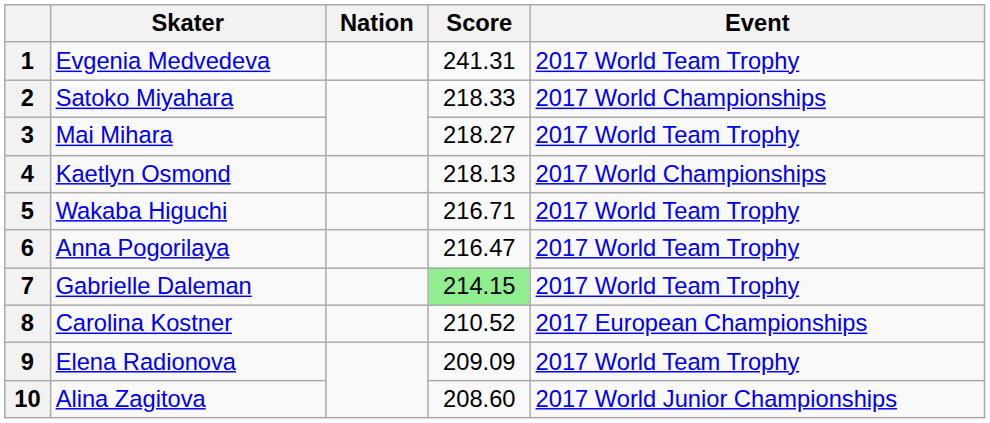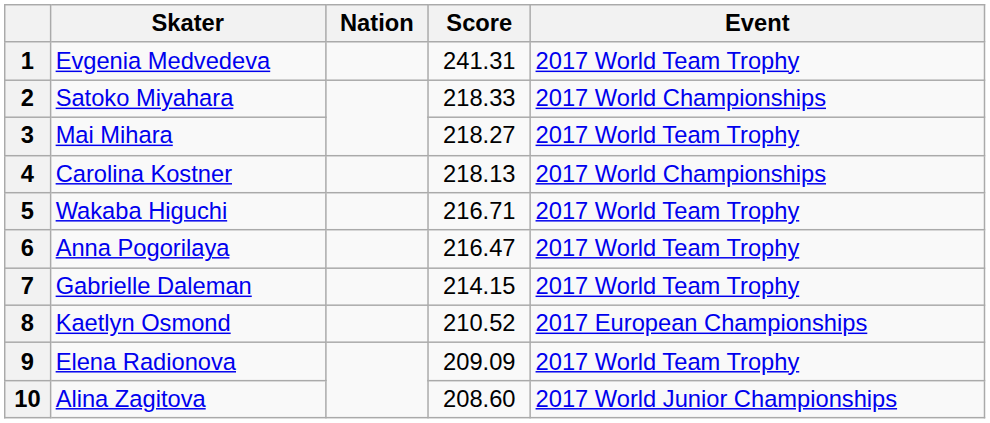(143, 173) Kaetlyn Osmond -> (144, 173) Carolina Kostner
(479, 286) lightgreen background -> (479, 286) no background
(144, 323) Carolina Kostner -> (143, 323) Kaetlyn Osmond
